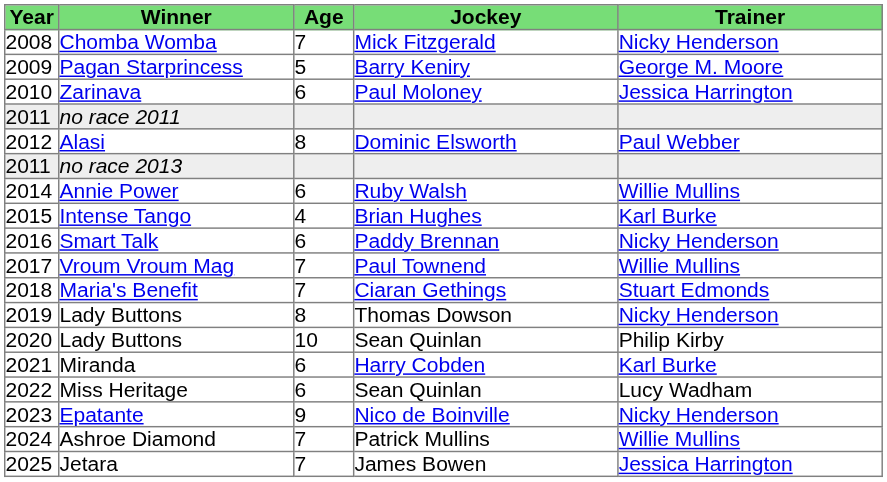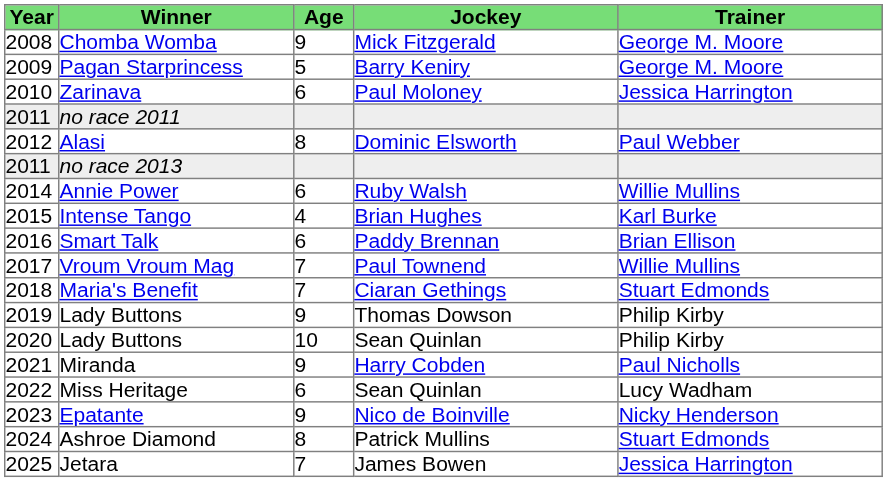(300, 42) 7 -> (300, 42) 9
(699, 42) Nicky Henderson -> (701, 42) George M. Moore
(699, 241) Nicky Henderson -> (677, 241) Brian Ellison
(300, 315) 8 -> (300, 315) 9
(699, 315) Nicky Henderson -> (671, 315) Philip Kirby
(300, 365) 6 -> (300, 365) 9
(668, 365) Karl Burke -> (679, 365) Paul Nicholls
(300, 439) 7 -> (300, 439) 8
(679, 439) Willie Mullins -> (694, 439) Stuart Edmonds
